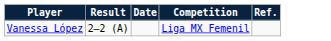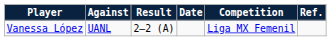+ column: (108, 12)
